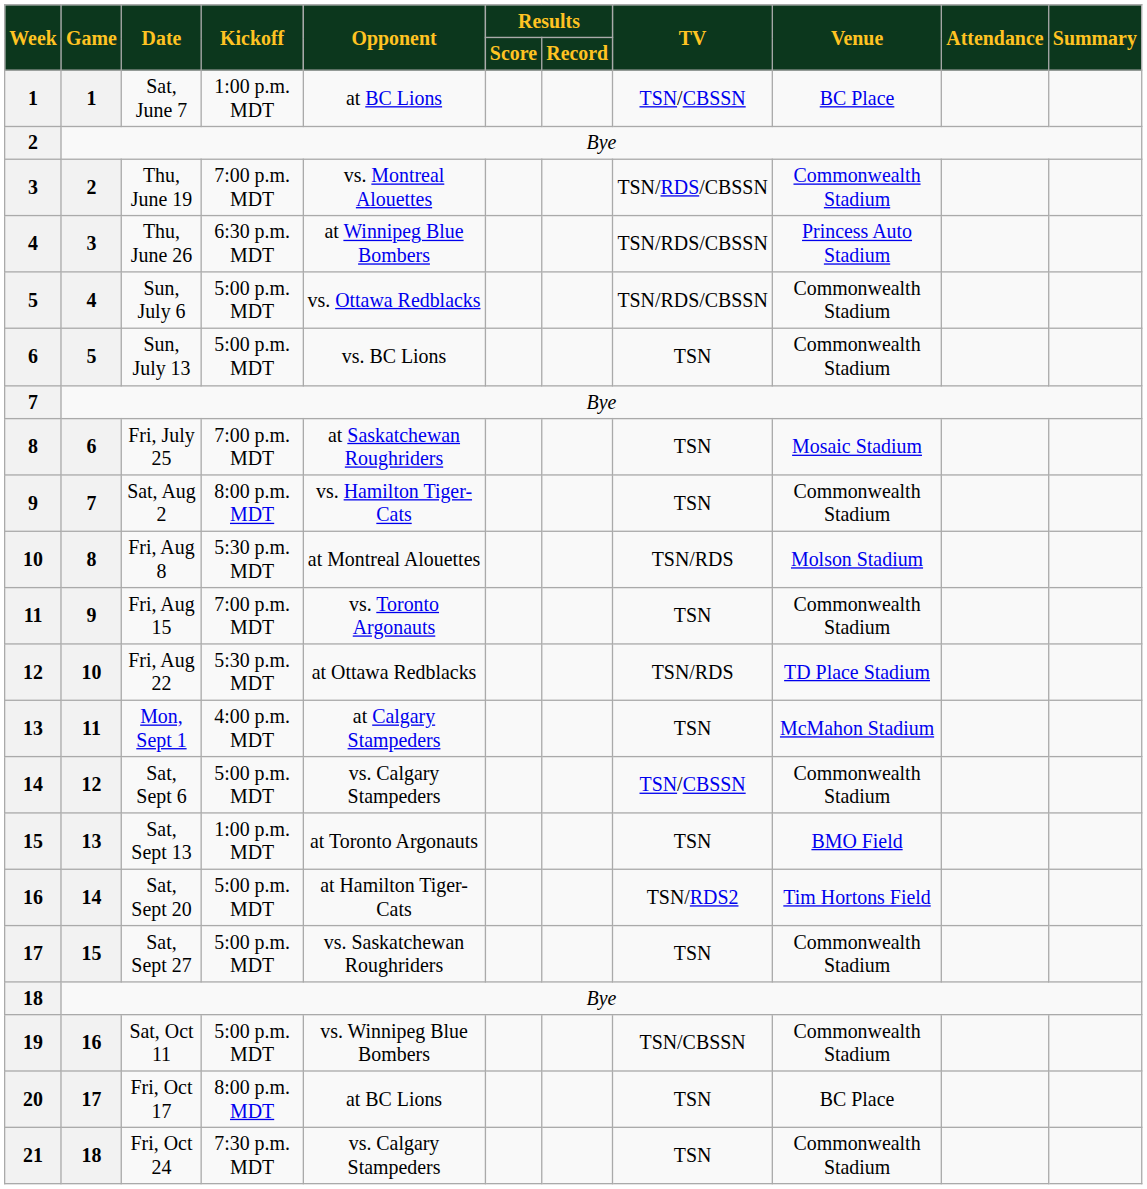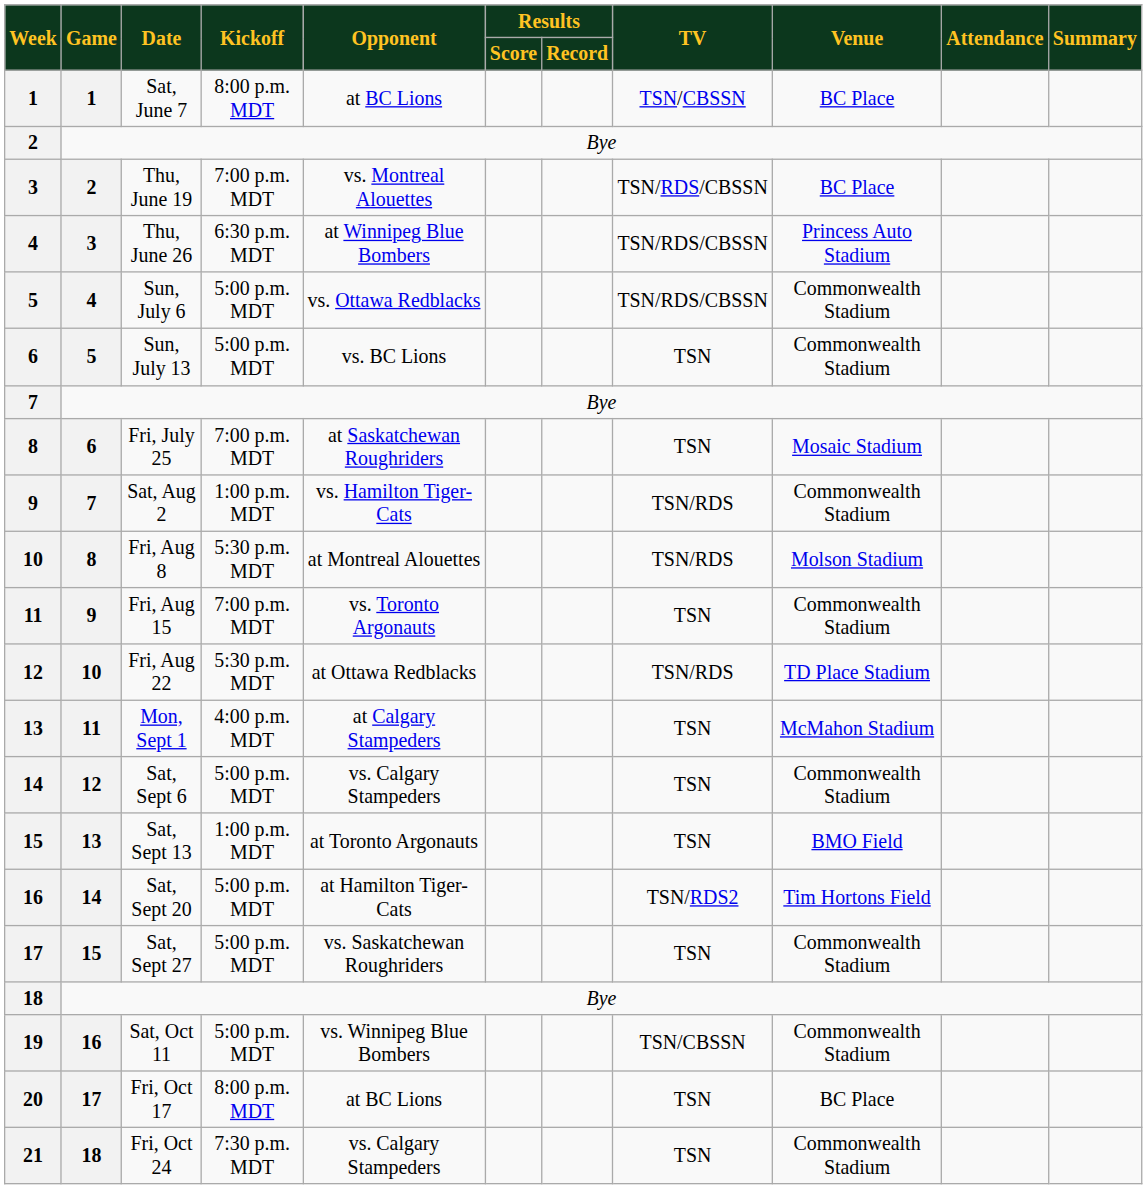(252, 98) 1:00 p.m. MDT -> (252, 98) 8:00 p.m. MDT
(857, 187) Commonwealth Stadium -> (857, 187) BC Place
(252, 502) 8:00 p.m. MDT -> (252, 502) 1:00 p.m. MDT
(693, 502) TSN -> (693, 502) TSN/RDS
(693, 784) TSN/CBSSN -> (693, 784) TSN
